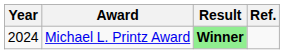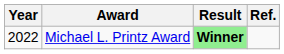(23, 37) 2024 -> (23, 37) 2022
